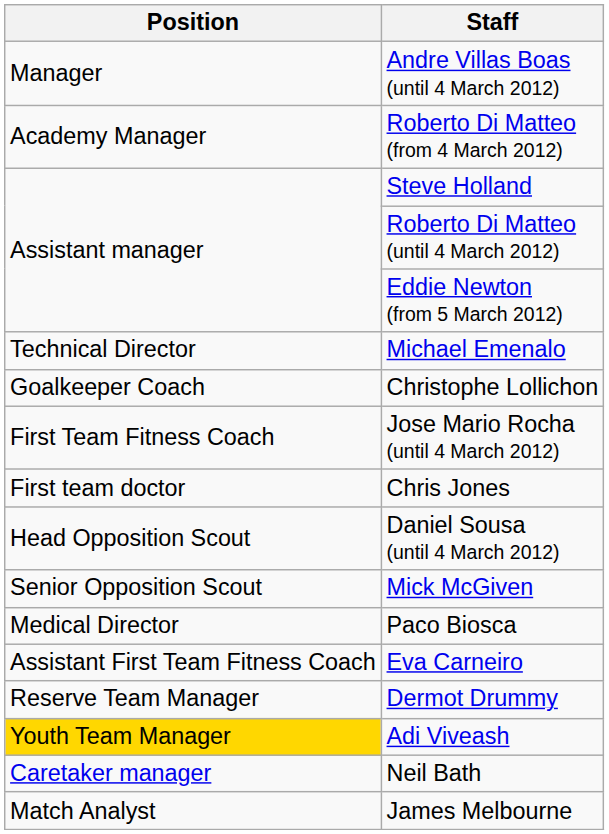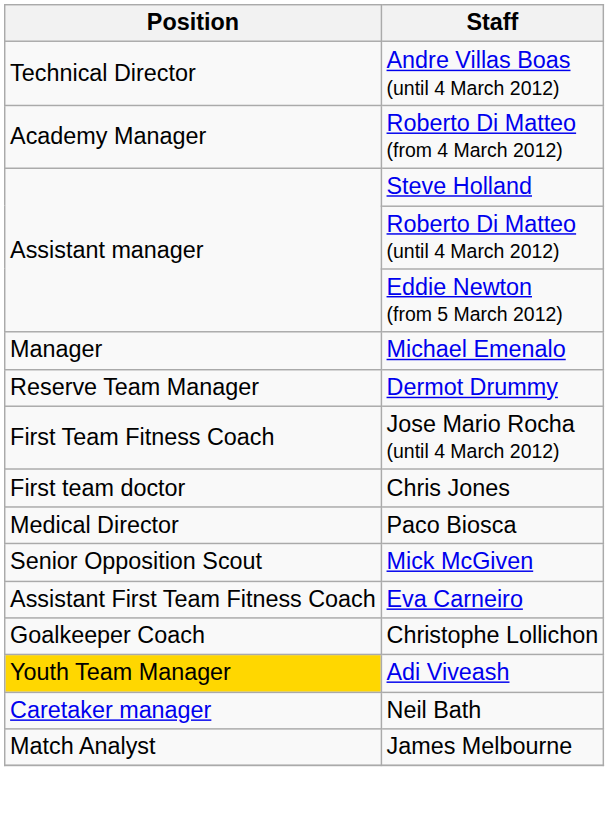(56, 73) Manager -> (103, 73) Technical Director
(103, 350) Technical Director -> (56, 350) Manager
rows swapped: (492, 387) <-> (472, 699)
- row: (473, 538)
rows swapped: (460, 588) <-> (451, 625)
